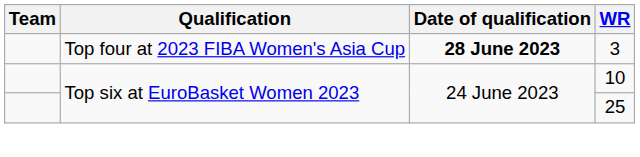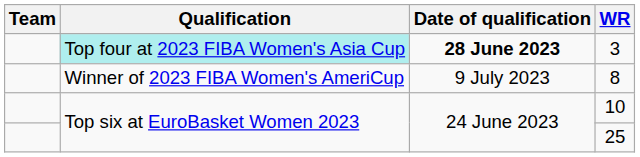(235, 48) no background -> (235, 48) paleturquoise background
+ row: (615, 78)
